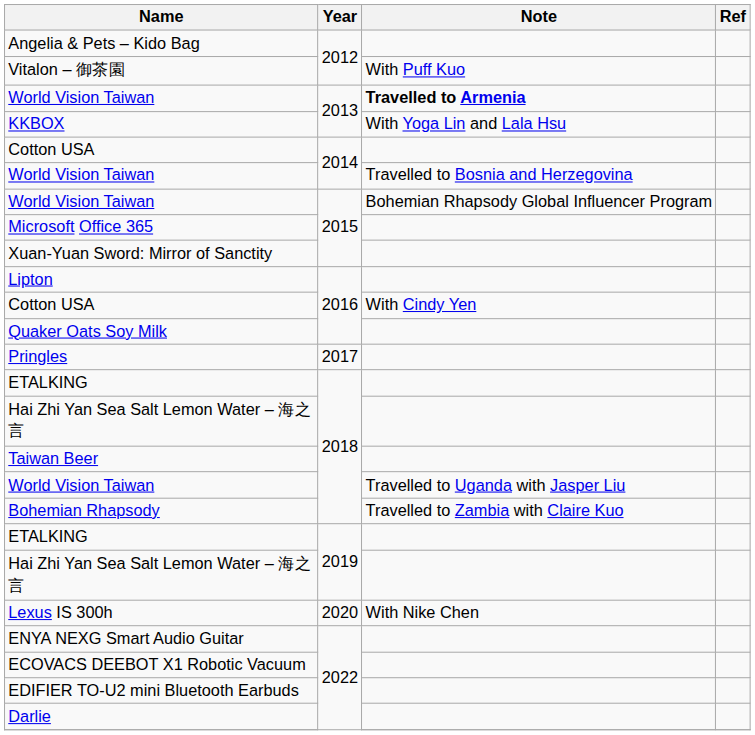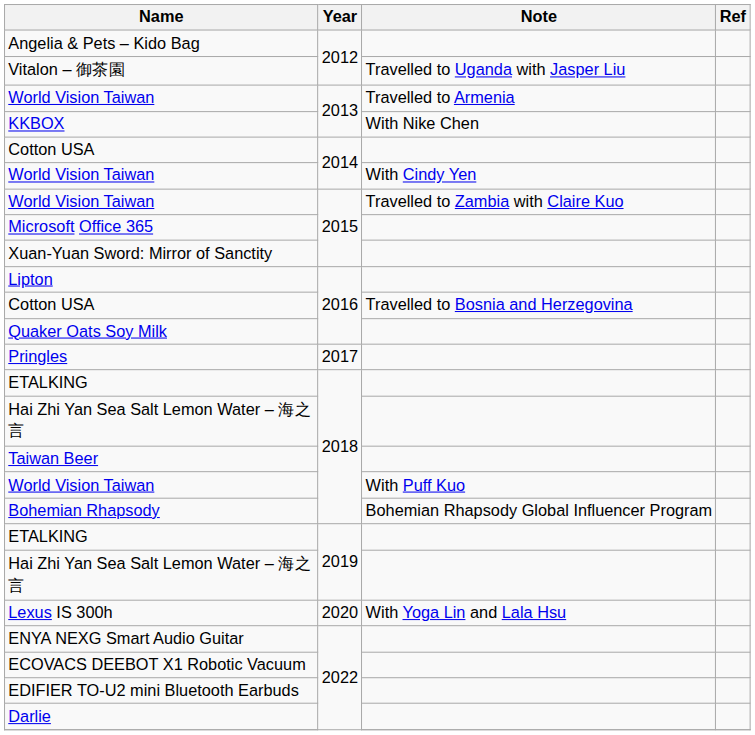(415, 70) With Puff Kuo -> (496, 70) Travelled to Uganda with Jasper Liu
(446, 98) bold -> (440, 98) normal
(466, 124) With Yoga Lin and Lala Hsu -> (422, 124) With Nike Chen
(499, 175) Travelled to Bosnia and Herzegovina -> (421, 175) With Cindy Yen
(539, 201) Bohemian Rhapsody Global Influencer Program -> (495, 201) Travelled to Zambia with Claire Kuo
(421, 305) With Cindy Yen -> (499, 305) Travelled to Bosnia and Herzegovina
(496, 484) Travelled to Uganda with Jasper Liu -> (415, 484) With Puff Kuo
(495, 510) Travelled to Zambia with Claire Kuo -> (539, 510) Bohemian Rhapsody Global Influencer Program
(422, 612) With Nike Chen -> (466, 612) With Yoga Lin and Lala Hsu
